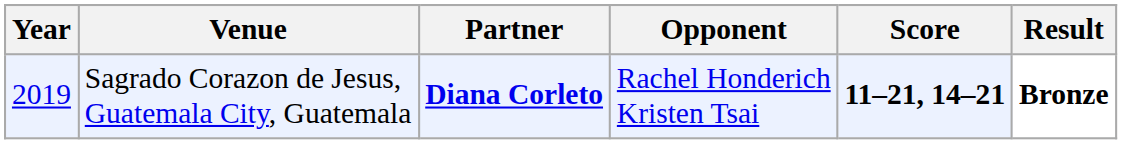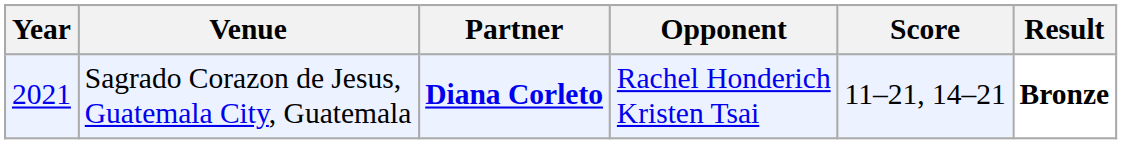(41, 95) 2019 -> (41, 95) 2021
(925, 95) bold -> (925, 95) normal
